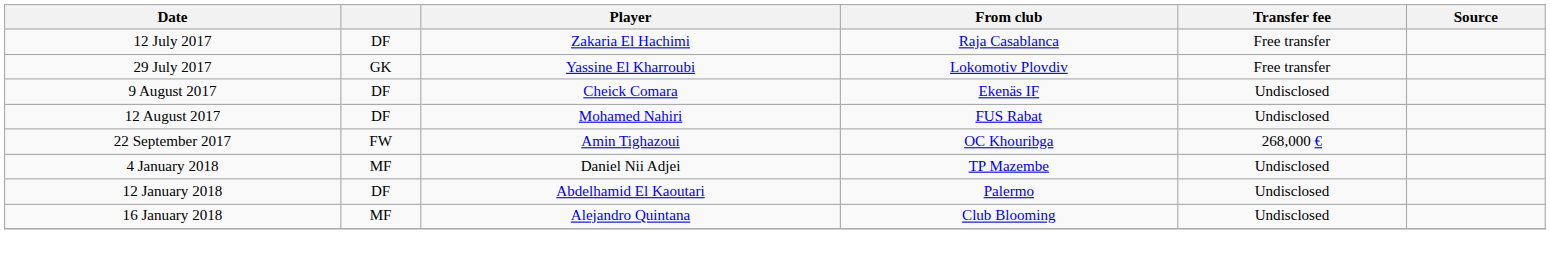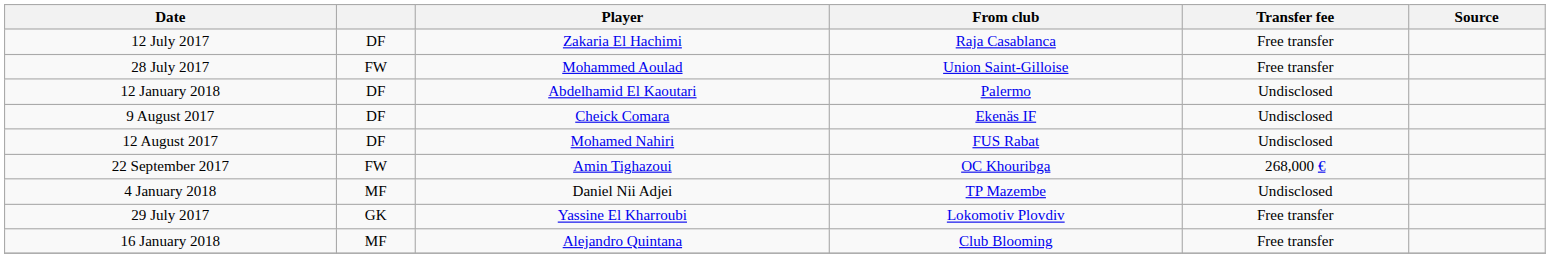+ row: (170, 66)
rows swapped: (172, 66) <-> (172, 190)
(1292, 215) Undisclosed -> (1295, 240) Free transfer
